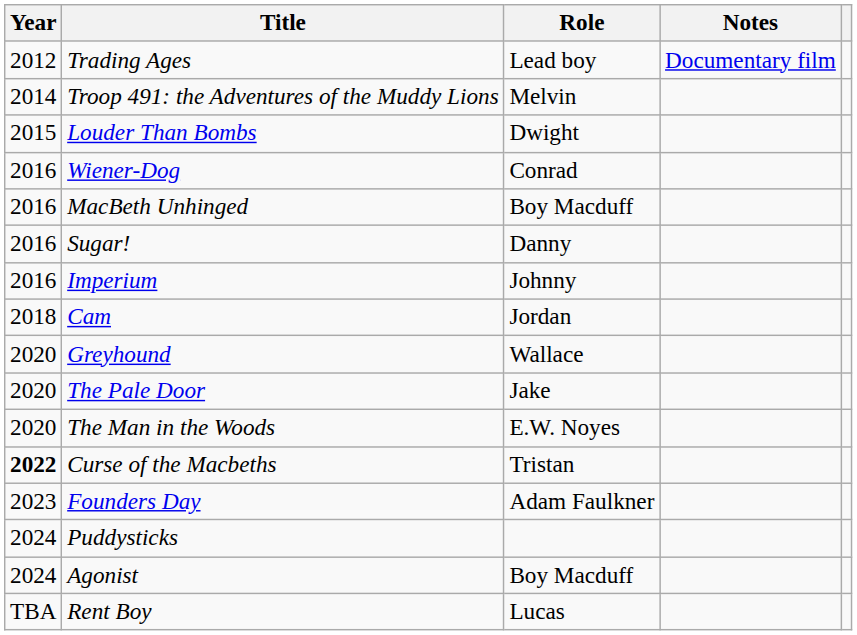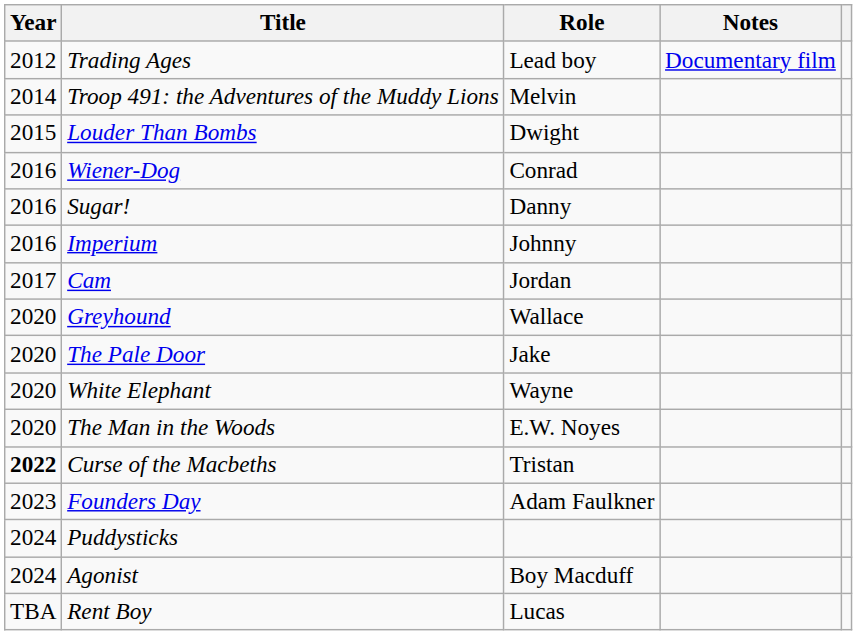- row: (158, 206)
(33, 317) 2018 -> (33, 280) 2017
+ row: (139, 390)
